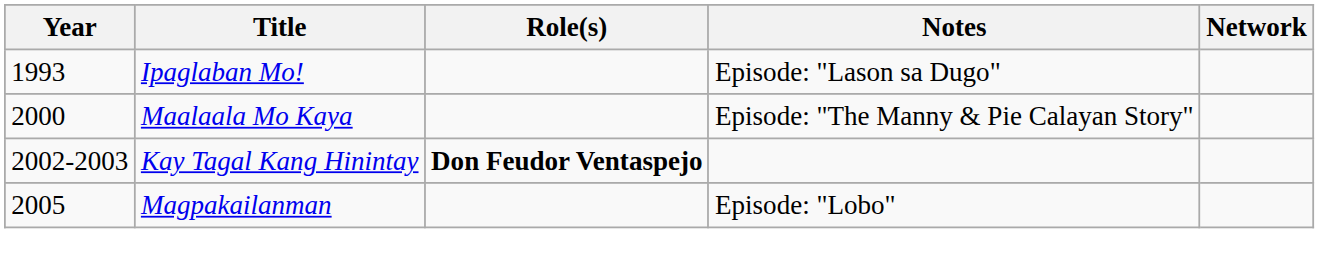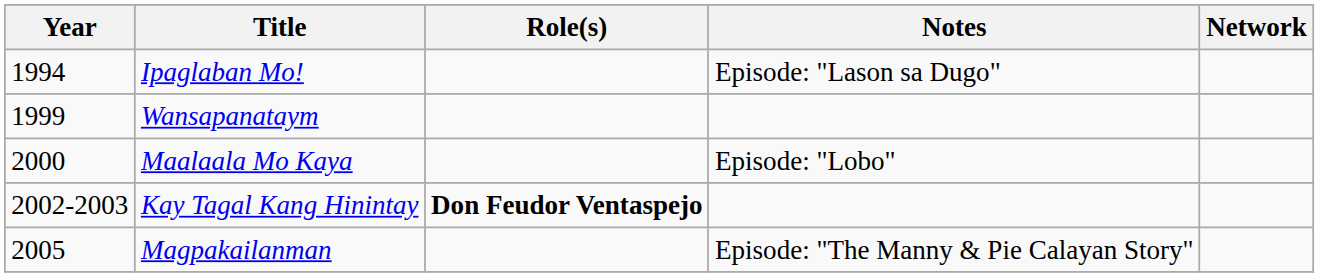(38, 71) 1993 -> (38, 71) 1994
+ row: (230, 116)
(954, 116) Episode: "The Manny & Pie Calayan Story" -> (805, 160) Episode: "Lobo"
(805, 205) Episode: "Lobo" -> (954, 250) Episode: "The Manny & Pie Calayan Story"
